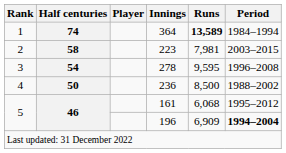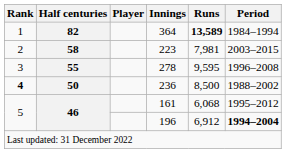(73, 31) 74 -> (73, 31) 82
(73, 67) 54 -> (73, 67) 55
(20, 85) normal -> (20, 85) bold
(207, 121) 6,909 -> (207, 121) 6,912
